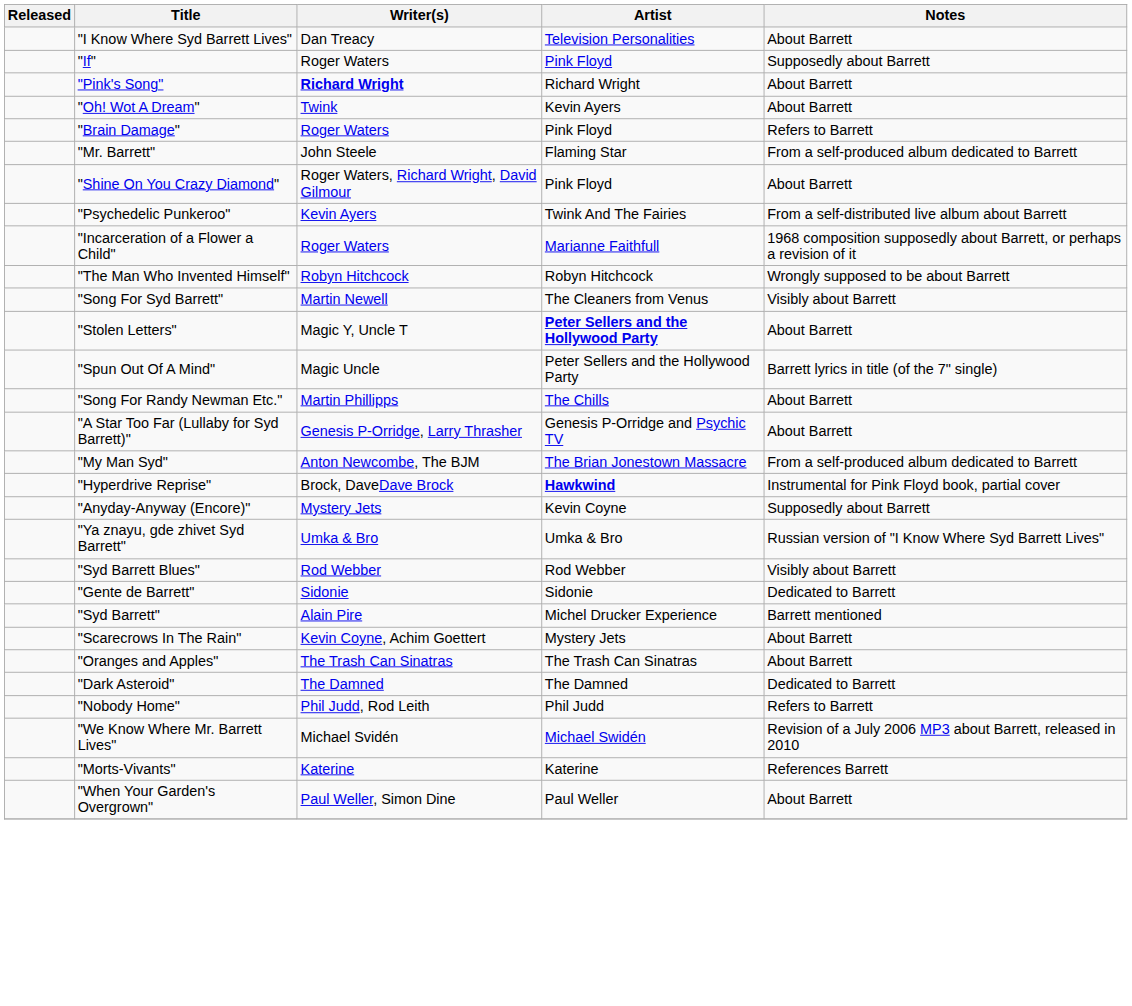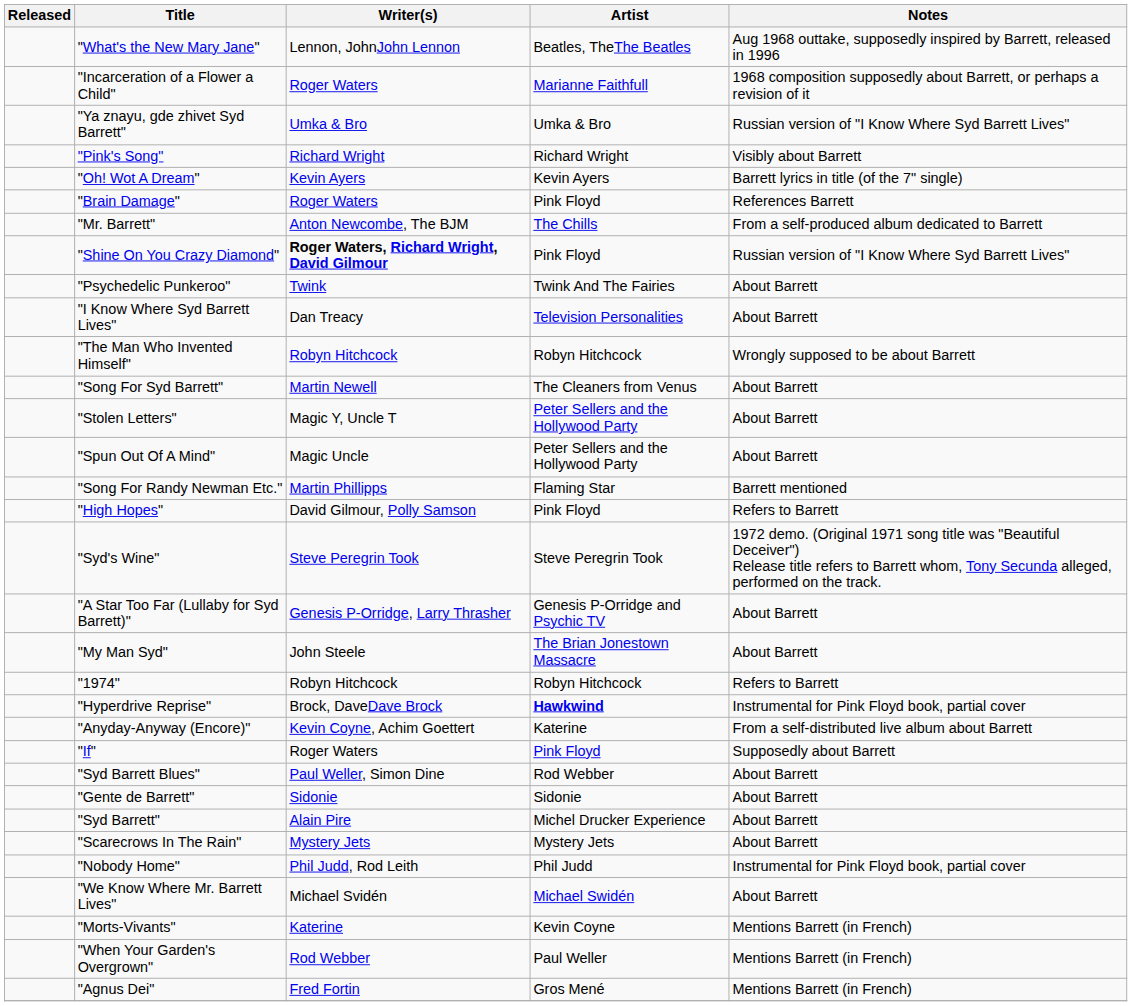+ row: (169, 46)
rows swapped: (165, 245) <-> (185, 38)
rows swapped: (87, 61) <-> (161, 538)
(352, 84) bold -> (337, 155) normal
(810, 84) About Barrett -> (797, 155) Visibly about Barrett
(319, 107) Twink -> (327, 178) Kevin Ayers
(810, 107) About Barrett -> (848, 178) Barrett lyrics in title (of the 7" single)
(820, 130) Refers to Barrett -> (793, 201) References Barrett
(339, 152) John Steele -> (379, 224) Anton Newcombe, The BJM
(586, 152) Flaming Star -> (565, 224) The Chills
(419, 183) normal -> (393, 255) bold
(810, 183) About Barrett -> (901, 255) Russian version of "I Know Where Syd Barrett Lives"
(338, 214) Kevin Ayers -> (308, 286) Twink
(917, 214) From a self-distributed live album about Barrett -> (775, 286) About Barrett
(832, 299) Visibly about Barrett -> (775, 387) About Barrett
(616, 330) bold -> (601, 418) normal
(882, 369) Barrett lyrics in title (of the 7" single) -> (775, 457) About Barrett
(577, 400) The Chills -> (574, 488) Flaming Star
(810, 400) About Barrett -> (790, 488) Barrett mentioned
+ row: (120, 510)
+ row: (119, 558)
(390, 462) Anton Newcombe, The BJM -> (327, 652) John Steele
(922, 462) From a self-produced album dedicated to Barrett -> (775, 652) About Barrett
+ row: (99, 683)
(341, 507) Mystery Jets -> (382, 728) Kevin Coyne, Achim Goettert
(586, 507) Kevin Coyne -> (560, 728) Katerine
(848, 507) Supposedly about Barrett -> (882, 728) From a self-distributed live album about Barrett
(341, 569) Rod Webber -> (367, 774) Paul Weller, Simon Dine
(832, 569) Visibly about Barrett -> (775, 774) About Barrett
(831, 592) Dedicated to Barrett -> (775, 797) About Barrett
(824, 615) Barrett mentioned -> (775, 820) About Barrett
(393, 638) Kevin Coyne, Achim Goettert -> (330, 843) Mystery Jets
- row: (148, 661)
- row: (126, 684)
(820, 706) Refers to Barrett -> (879, 865) Instrumental for Pink Floyd book, partial cover
(941, 737) Revision of a July 2006 MP3 about Barrett, released in 2010 -> (775, 896) About Barrett
(572, 768) Katerine -> (574, 927) Kevin Coyne
(828, 768) References Barrett -> (822, 927) Mentions Barrett (in French)
(378, 799) Paul Weller, Simon Dine -> (330, 958) Rod Webber
(810, 799) About Barrett -> (822, 958) Mentions Barrett (in French)
+ row: (116, 989)
